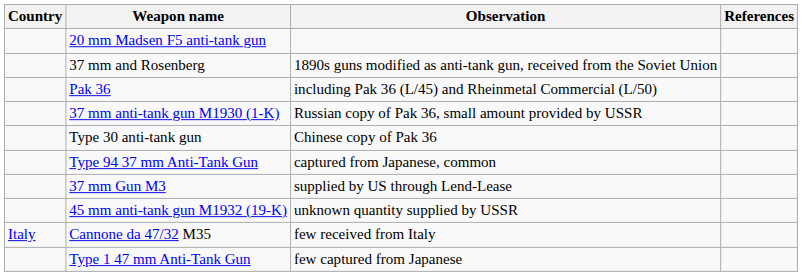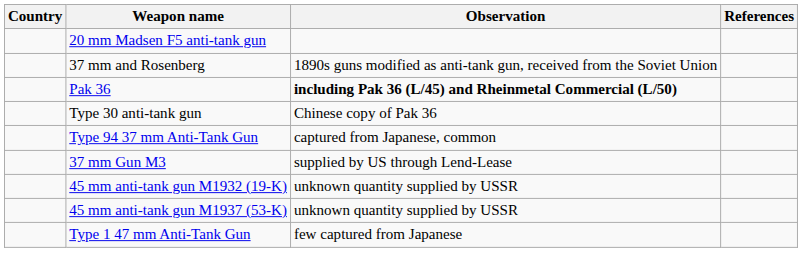(475, 89) normal -> (485, 89) bold
- row: (174, 113)
+ row: (178, 210)
- row: (140, 234)
